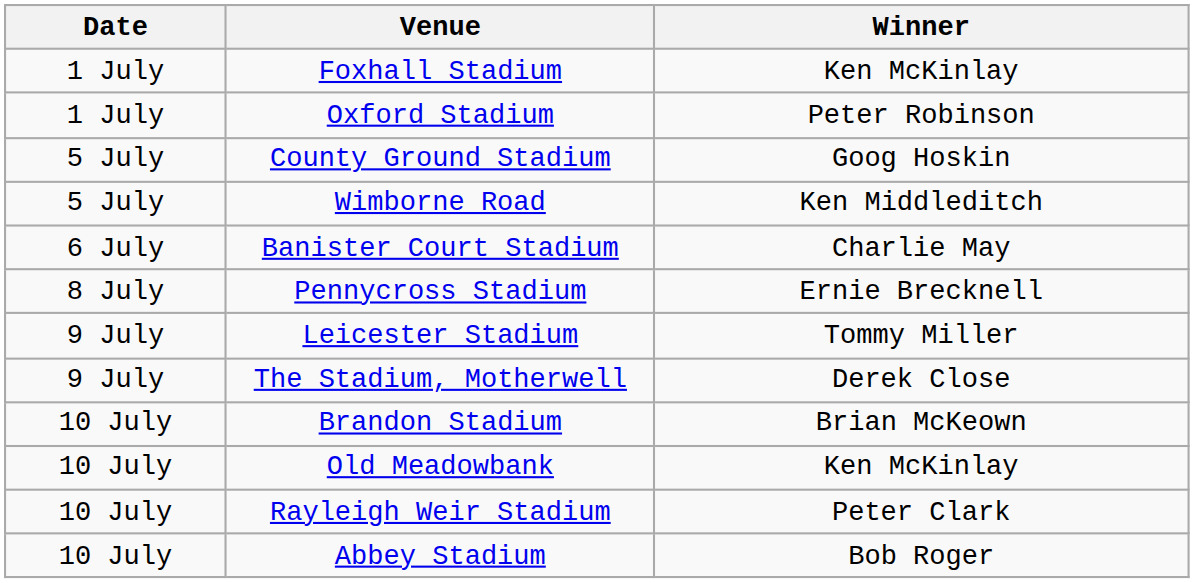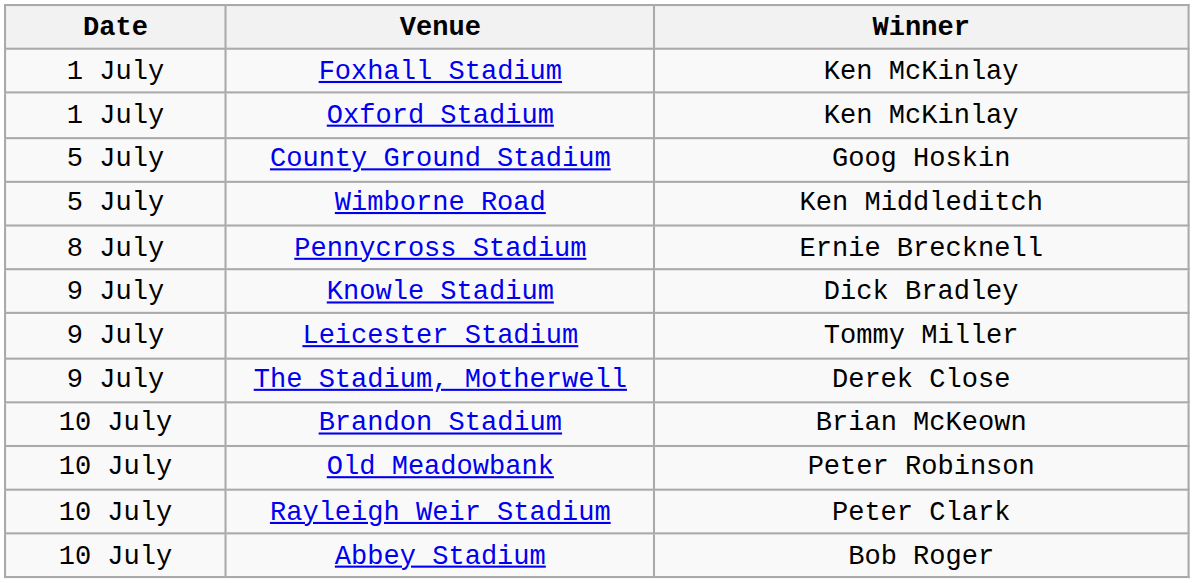(921, 115) Peter Robinson -> (921, 115) Ken McKinlay
- row: (440, 247)
+ row: (440, 291)
(921, 468) Ken McKinlay -> (921, 468) Peter Robinson
